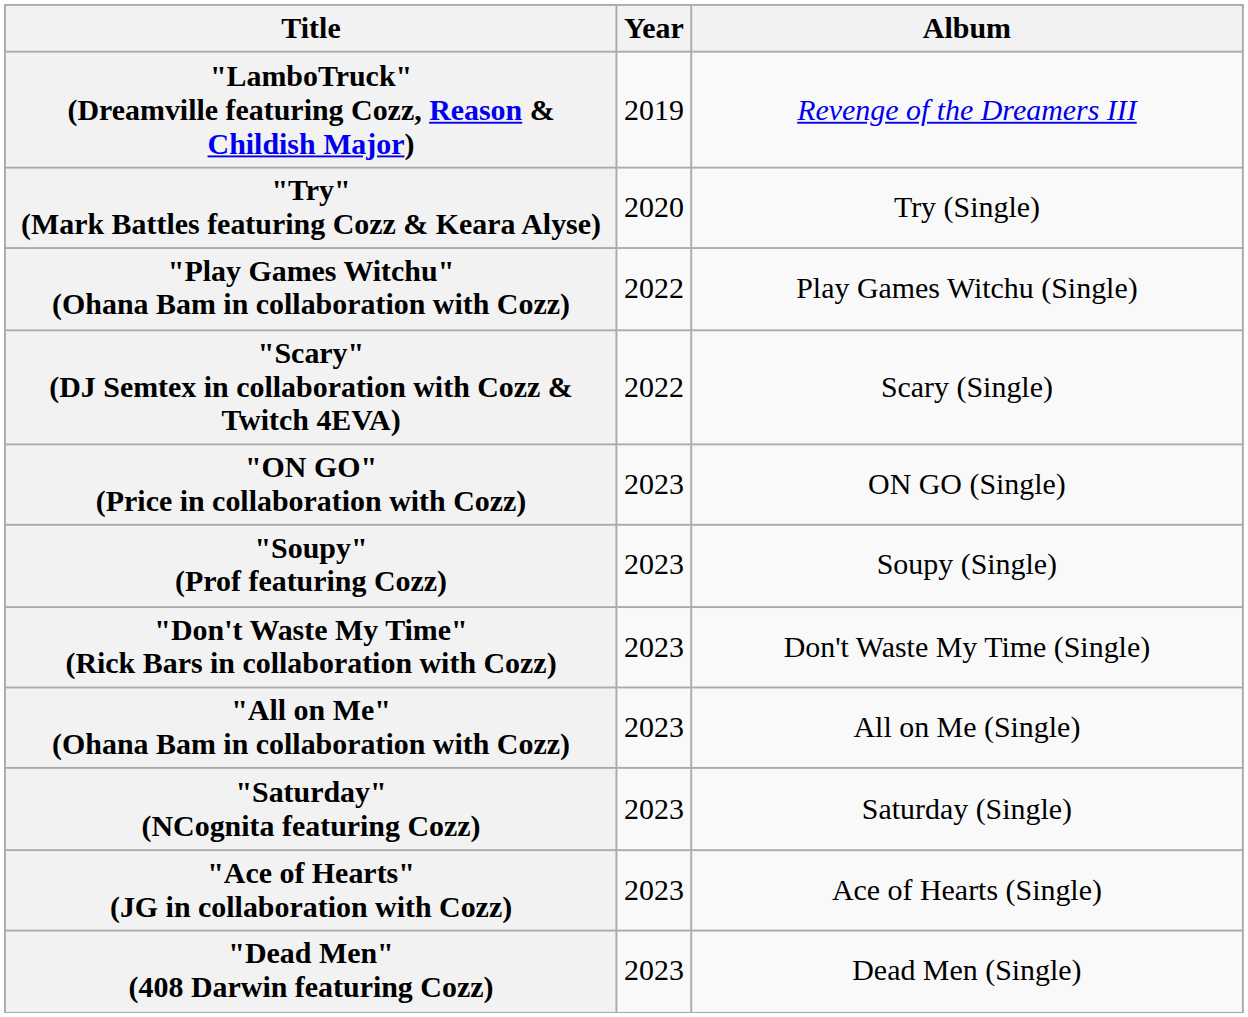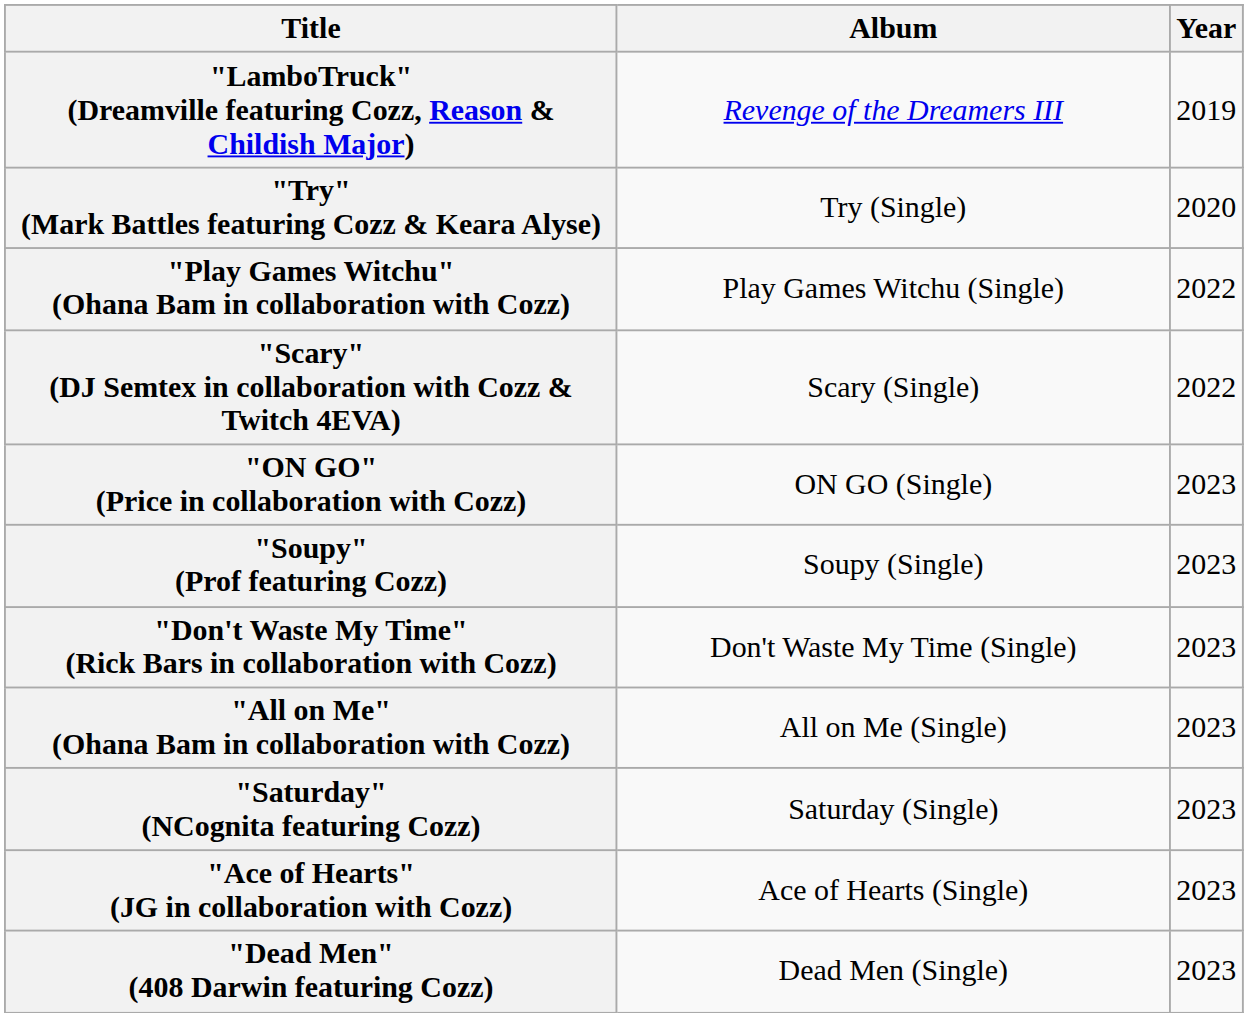columns swapped: (654, 28) <-> (967, 28)
